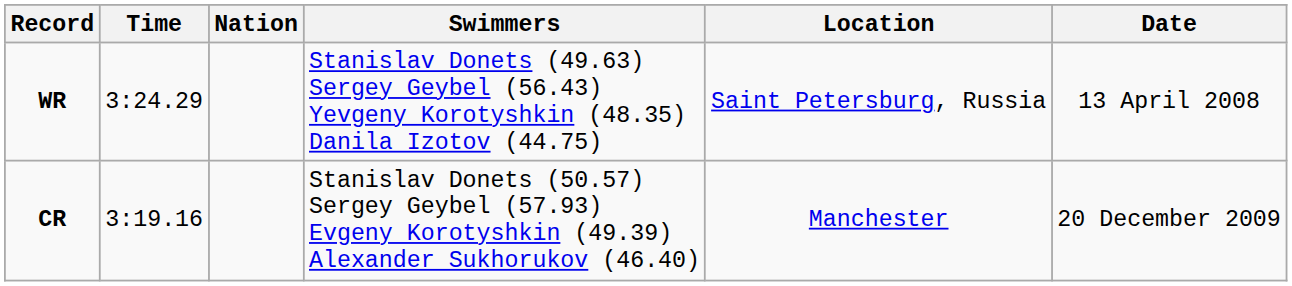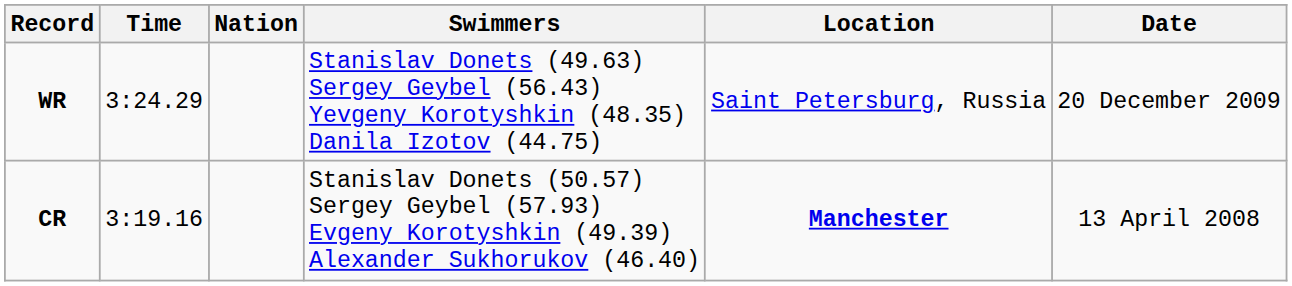(1169, 102) 13 April 2008 -> (1169, 102) 20 December 2009
(879, 221) normal -> (879, 221) bold
(1169, 221) 20 December 2009 -> (1169, 221) 13 April 2008
